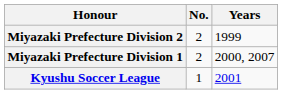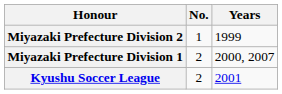(199, 36) 2 -> (199, 36) 1
(199, 78) 1 -> (199, 78) 2
